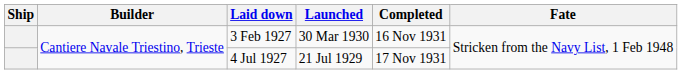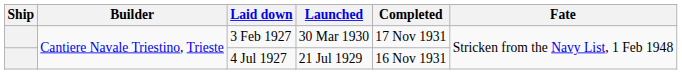(411, 36) 16 Nov 1931 -> (411, 36) 17 Nov 1931
(411, 58) 17 Nov 1931 -> (411, 58) 16 Nov 1931
